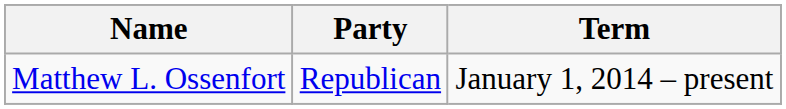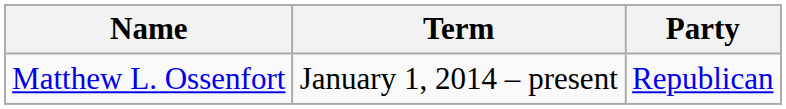columns swapped: (370, 29) <-> (614, 29)
